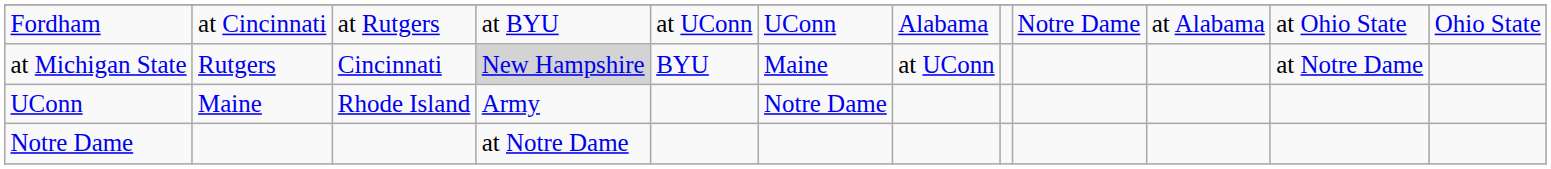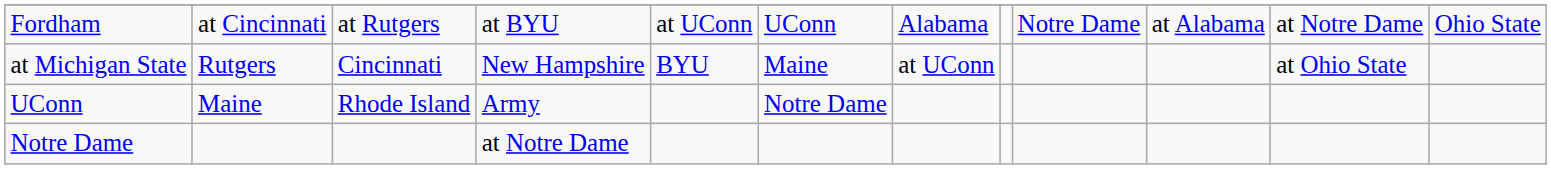(1341, 24) at Ohio State -> (1350, 24) at Notre Dame
(563, 63) lightgrey background -> (563, 63) no background
(1350, 63) at Notre Dame -> (1341, 63) at Ohio State
